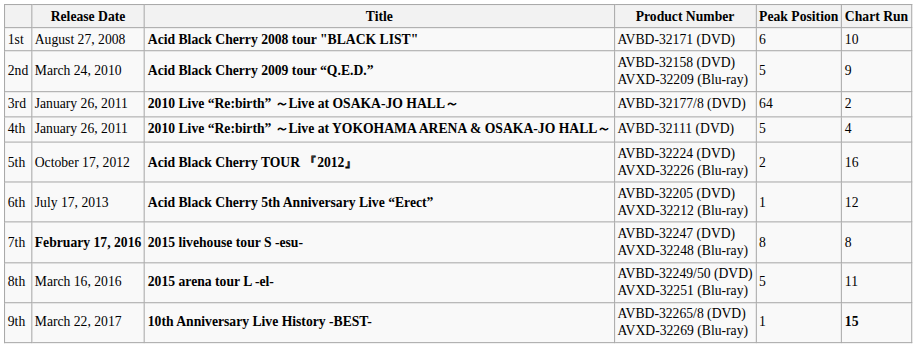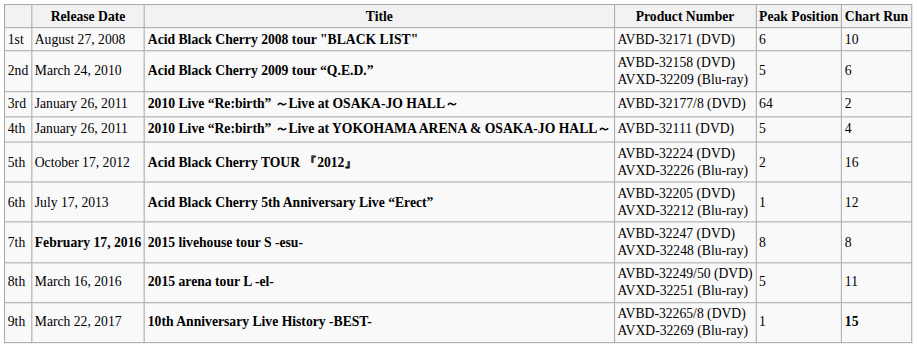(848, 71) 9 -> (848, 71) 6
